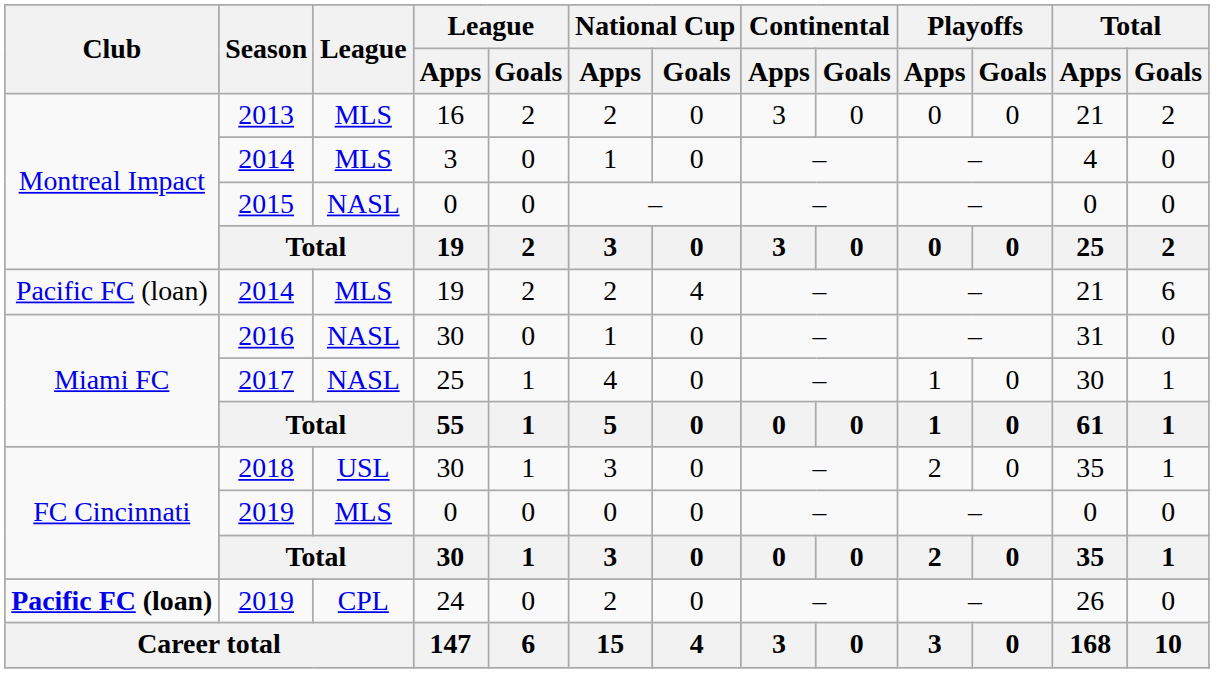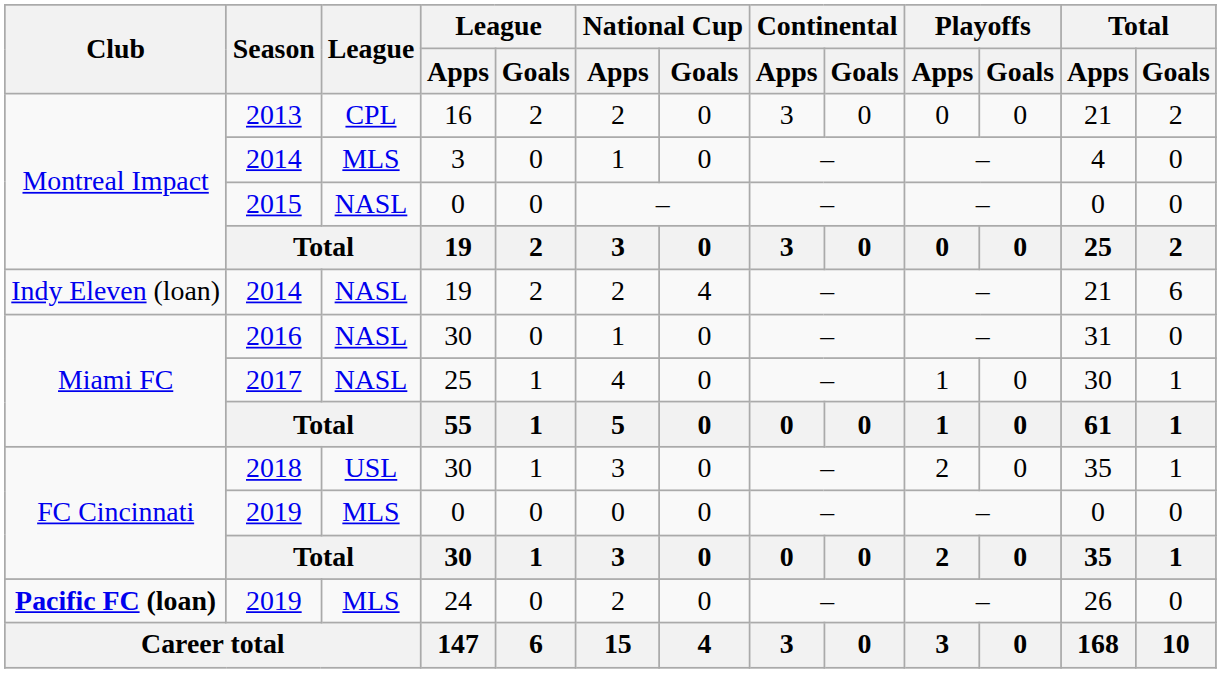(363, 114) MLS -> (371, 114) CPL
(112, 291) Pacific FC (loan) -> (116, 291) Indy Eleven (loan)
(363, 291) MLS -> (371, 291) NASL
(363, 600) CPL -> (371, 600) MLS
